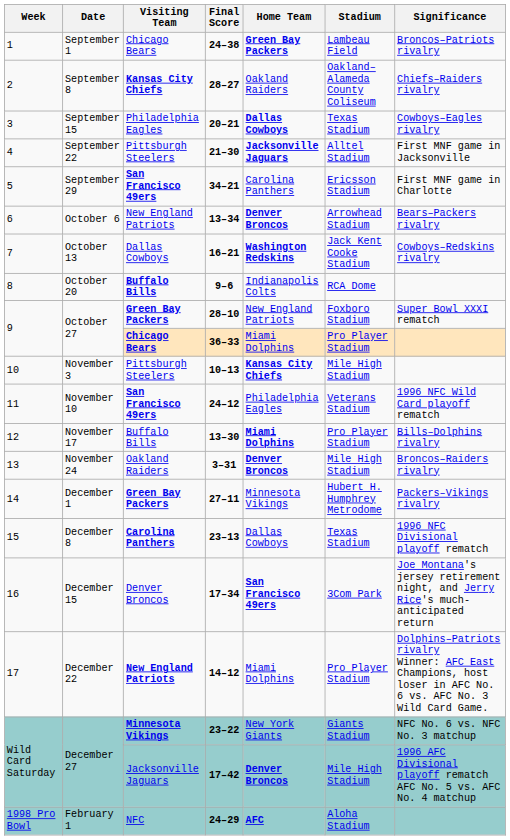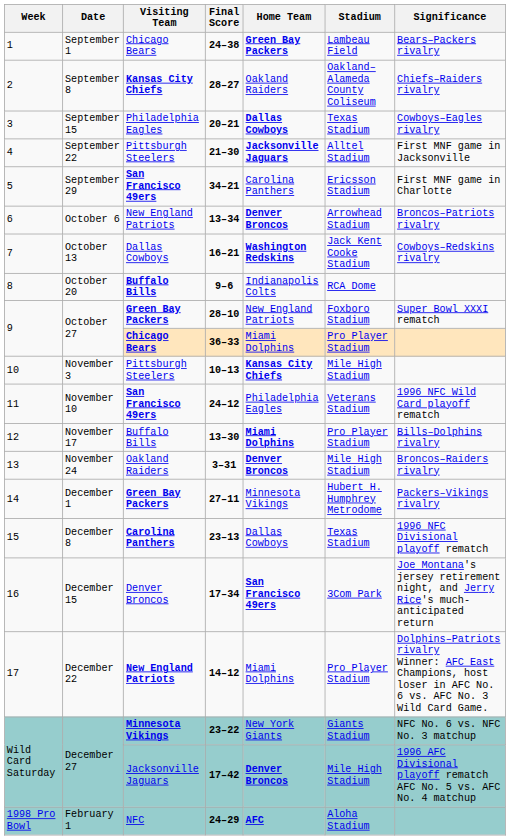(446, 46) Broncos–Patriots rivalry -> (437, 46) Bears–Packers rivalry
(437, 220) Bears–Packers rivalry -> (446, 220) Broncos–Patriots rivalry
